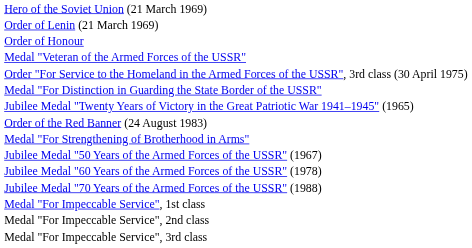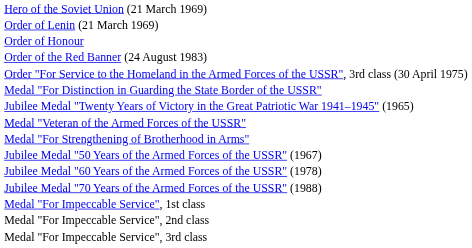rows swapped: (106, 122) <-> (125, 57)
